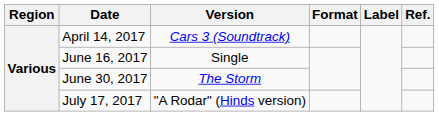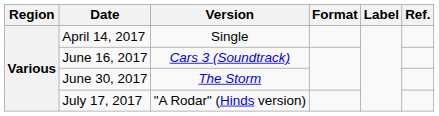(230, 36) Cars 3 (Soundtrack) -> (230, 36) Single
(230, 57) Single -> (230, 57) Cars 3 (Soundtrack)
